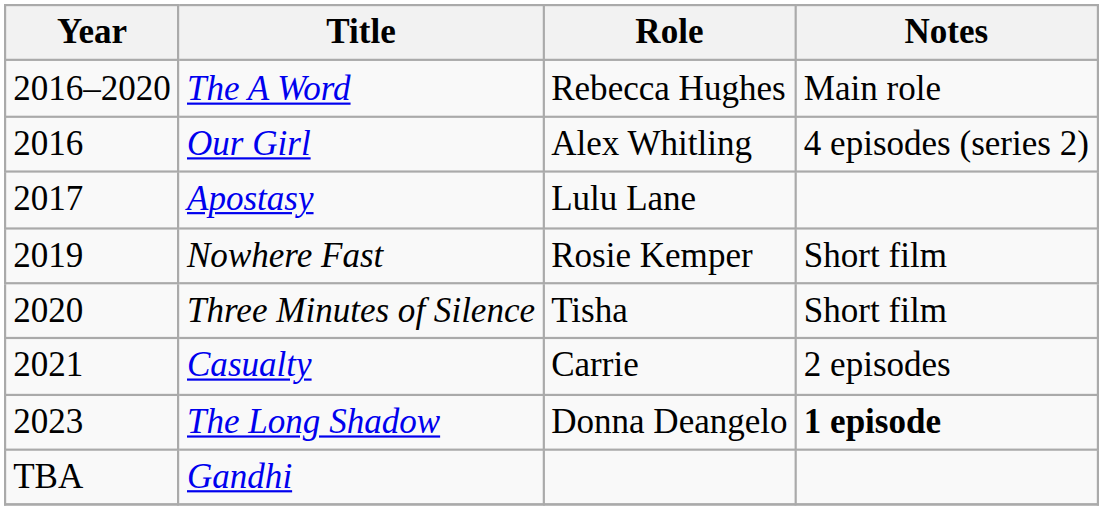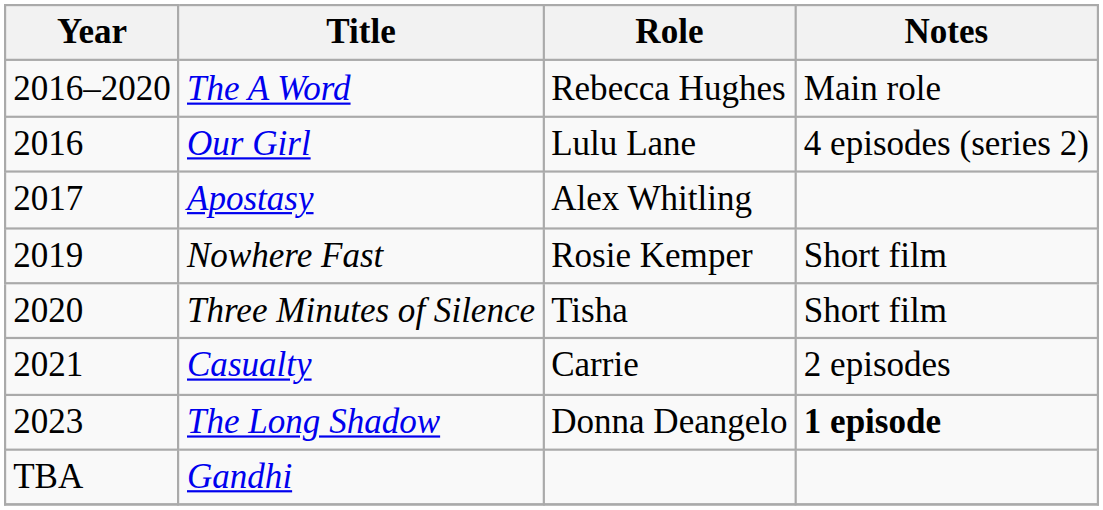(652, 143) Alex Whitling -> (624, 143) Lulu Lane
(624, 198) Lulu Lane -> (652, 198) Alex Whitling
